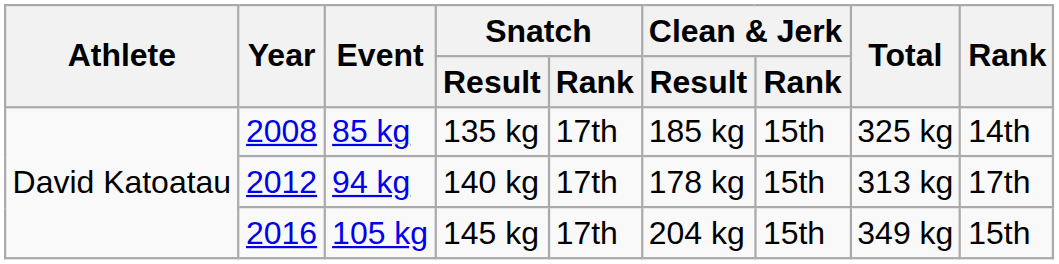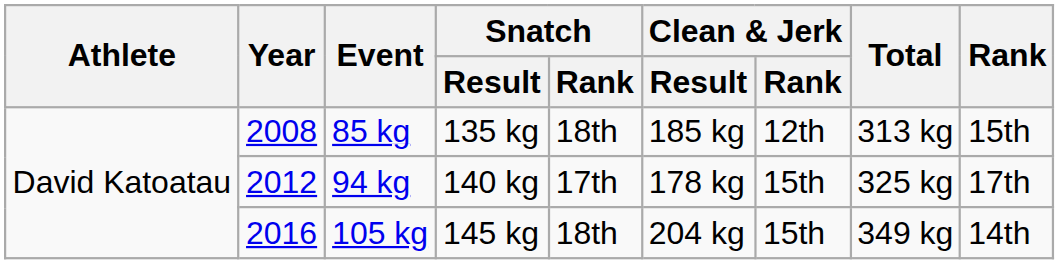(587, 132) 17th -> (587, 132) 18th
(794, 132) 15th -> (794, 132) 12th
(905, 132) 325 kg -> (905, 132) 313 kg
(999, 132) 14th -> (999, 132) 15th
(905, 182) 313 kg -> (905, 182) 325 kg
(587, 233) 17th -> (587, 233) 18th
(999, 233) 15th -> (999, 233) 14th
